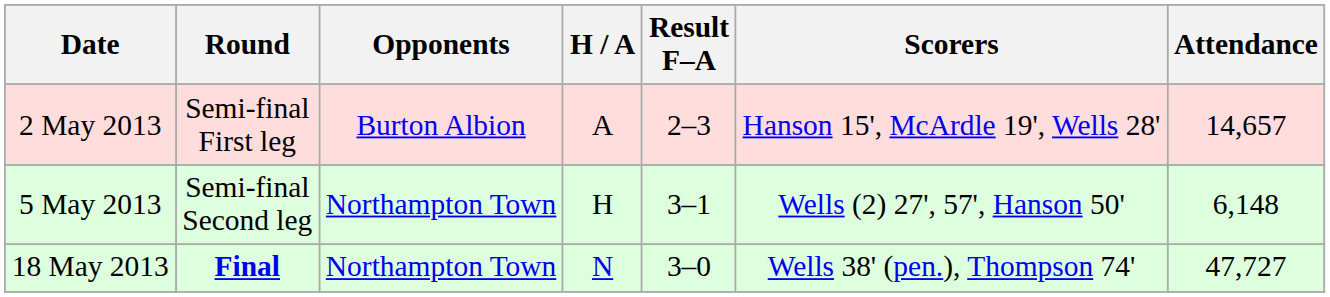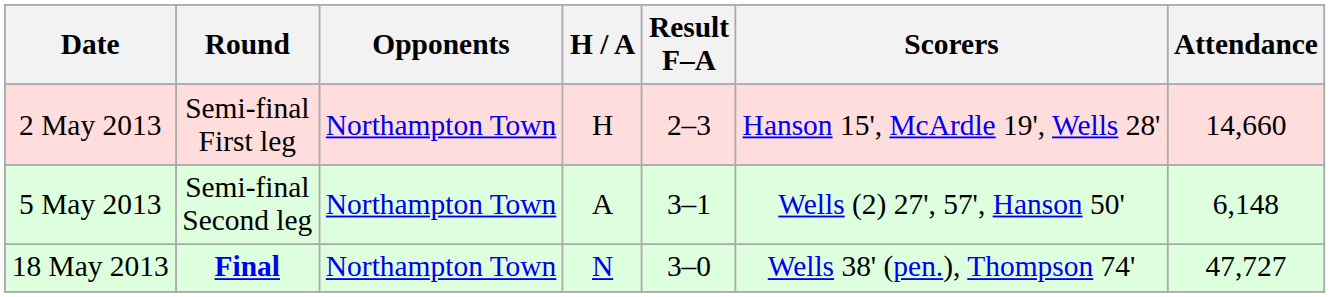(441, 124) Burton Albion -> (441, 124) Northampton Town
(603, 124) A -> (603, 124) H
(1246, 124) 14,657 -> (1246, 124) 14,660
(603, 204) H -> (603, 204) A
